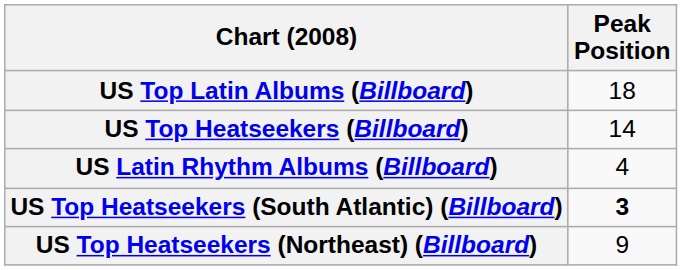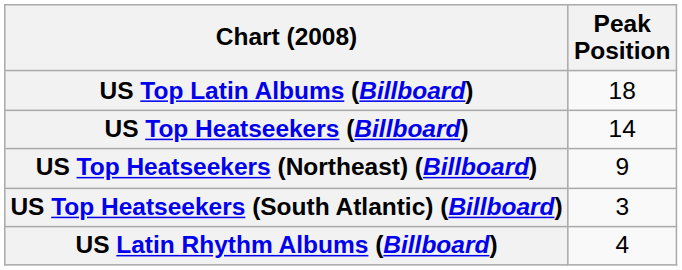rows swapped: (287, 245) <-> (287, 167)
(622, 206) bold -> (622, 206) normal
